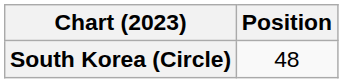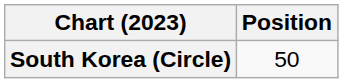(287, 58) 48 -> (287, 58) 50
